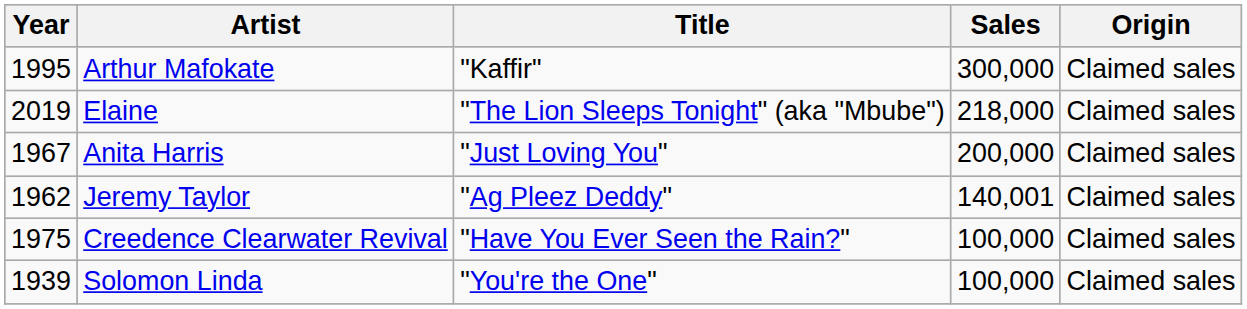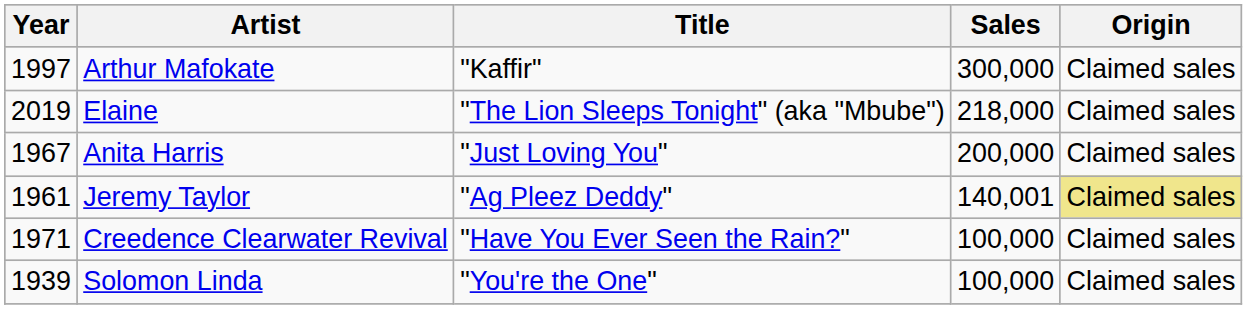(41, 68) 1995 -> (41, 68) 1997
(41, 196) 1962 -> (41, 196) 1961
(1151, 196) no background -> (1151, 196) khaki background
(41, 238) 1975 -> (41, 238) 1971
